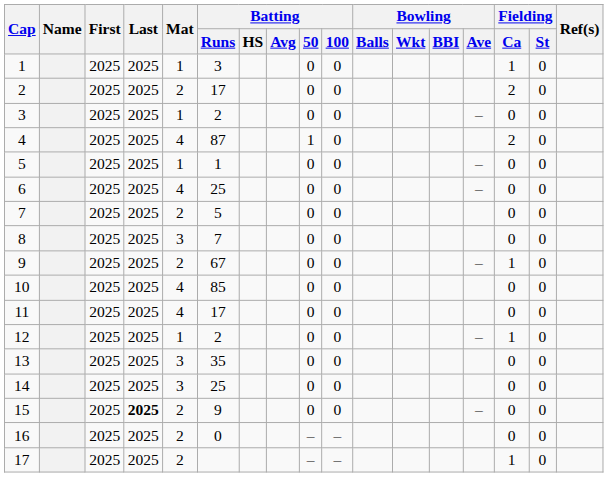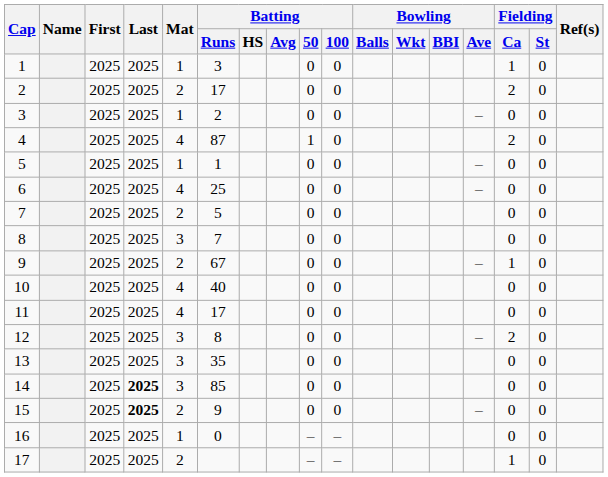(218, 287) 85 -> (218, 287) 40
(180, 336) 1 -> (180, 336) 3
(218, 336) 2 -> (218, 336) 8
(512, 336) 1 -> (512, 336) 2
(143, 386) normal -> (143, 386) bold
(218, 386) 25 -> (218, 386) 85
(180, 435) 2 -> (180, 435) 1
